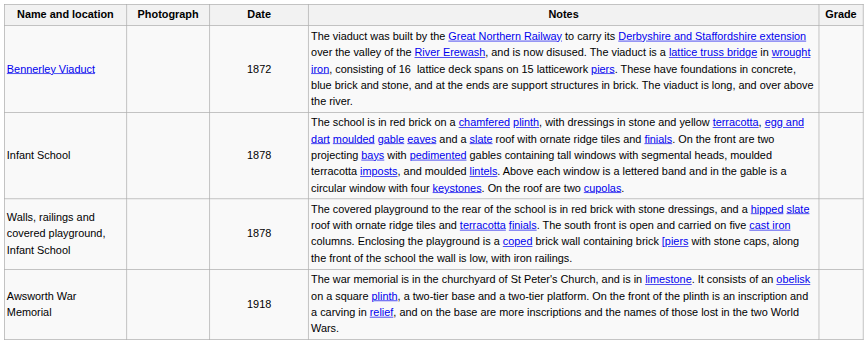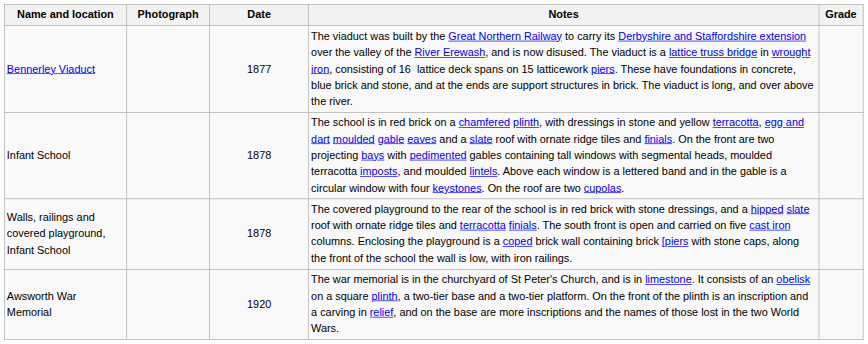(259, 69) 1872 -> (259, 69) 1877
(259, 304) 1918 -> (259, 304) 1920
